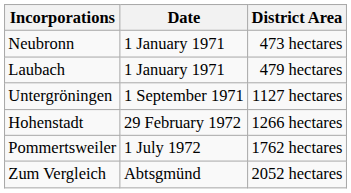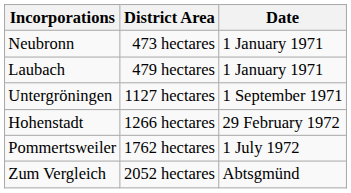columns swapped: (184, 17) <-> (297, 17)
